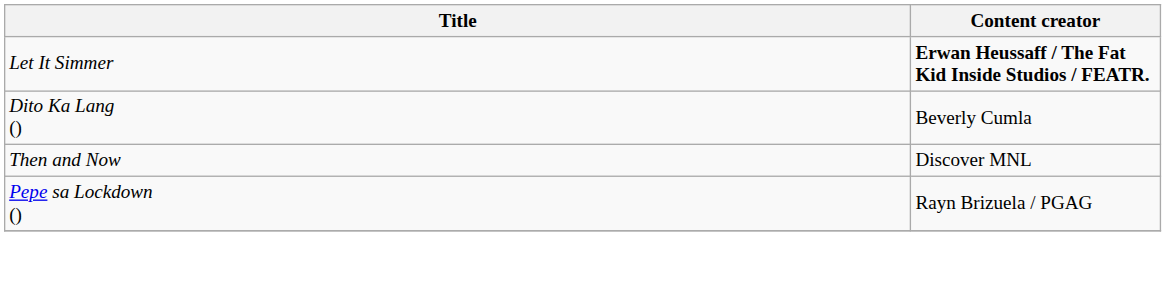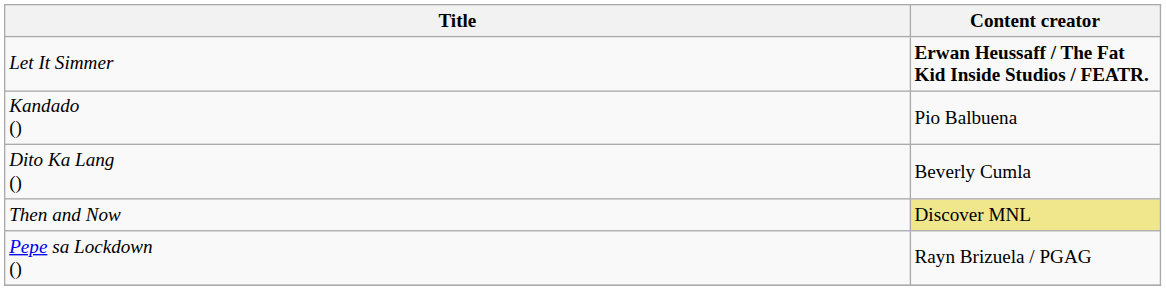+ row: (44, 117)
(974, 160) no background -> (973, 214) khaki background
